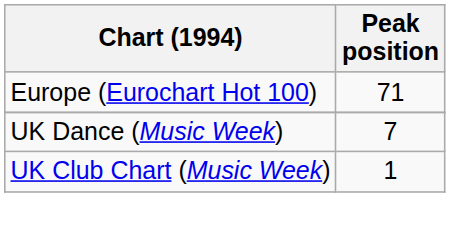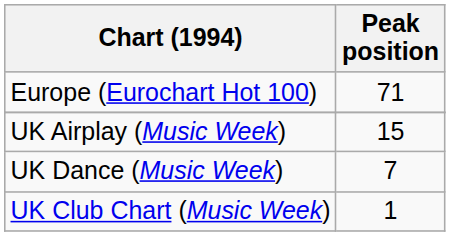+ row: (148, 131)
